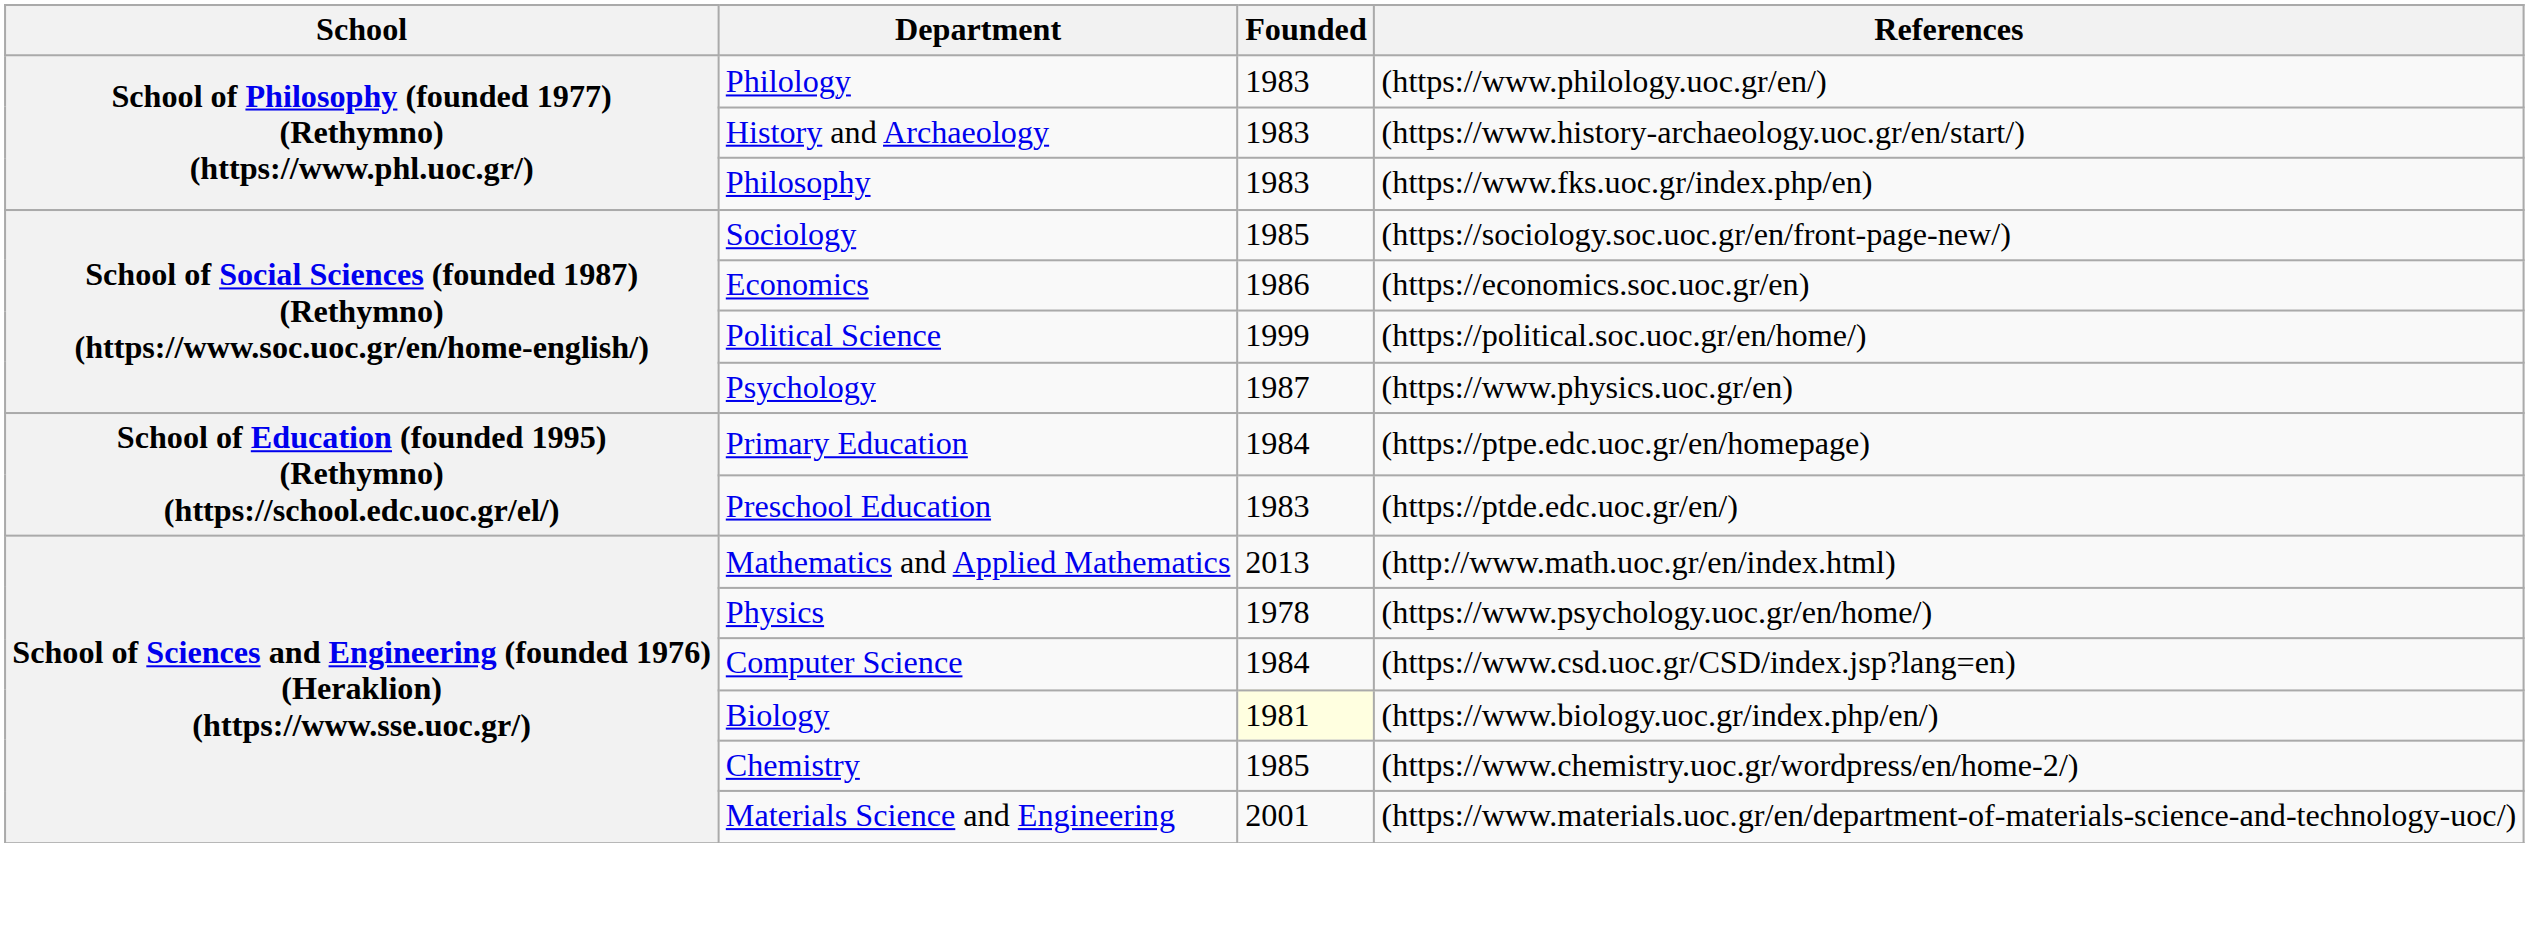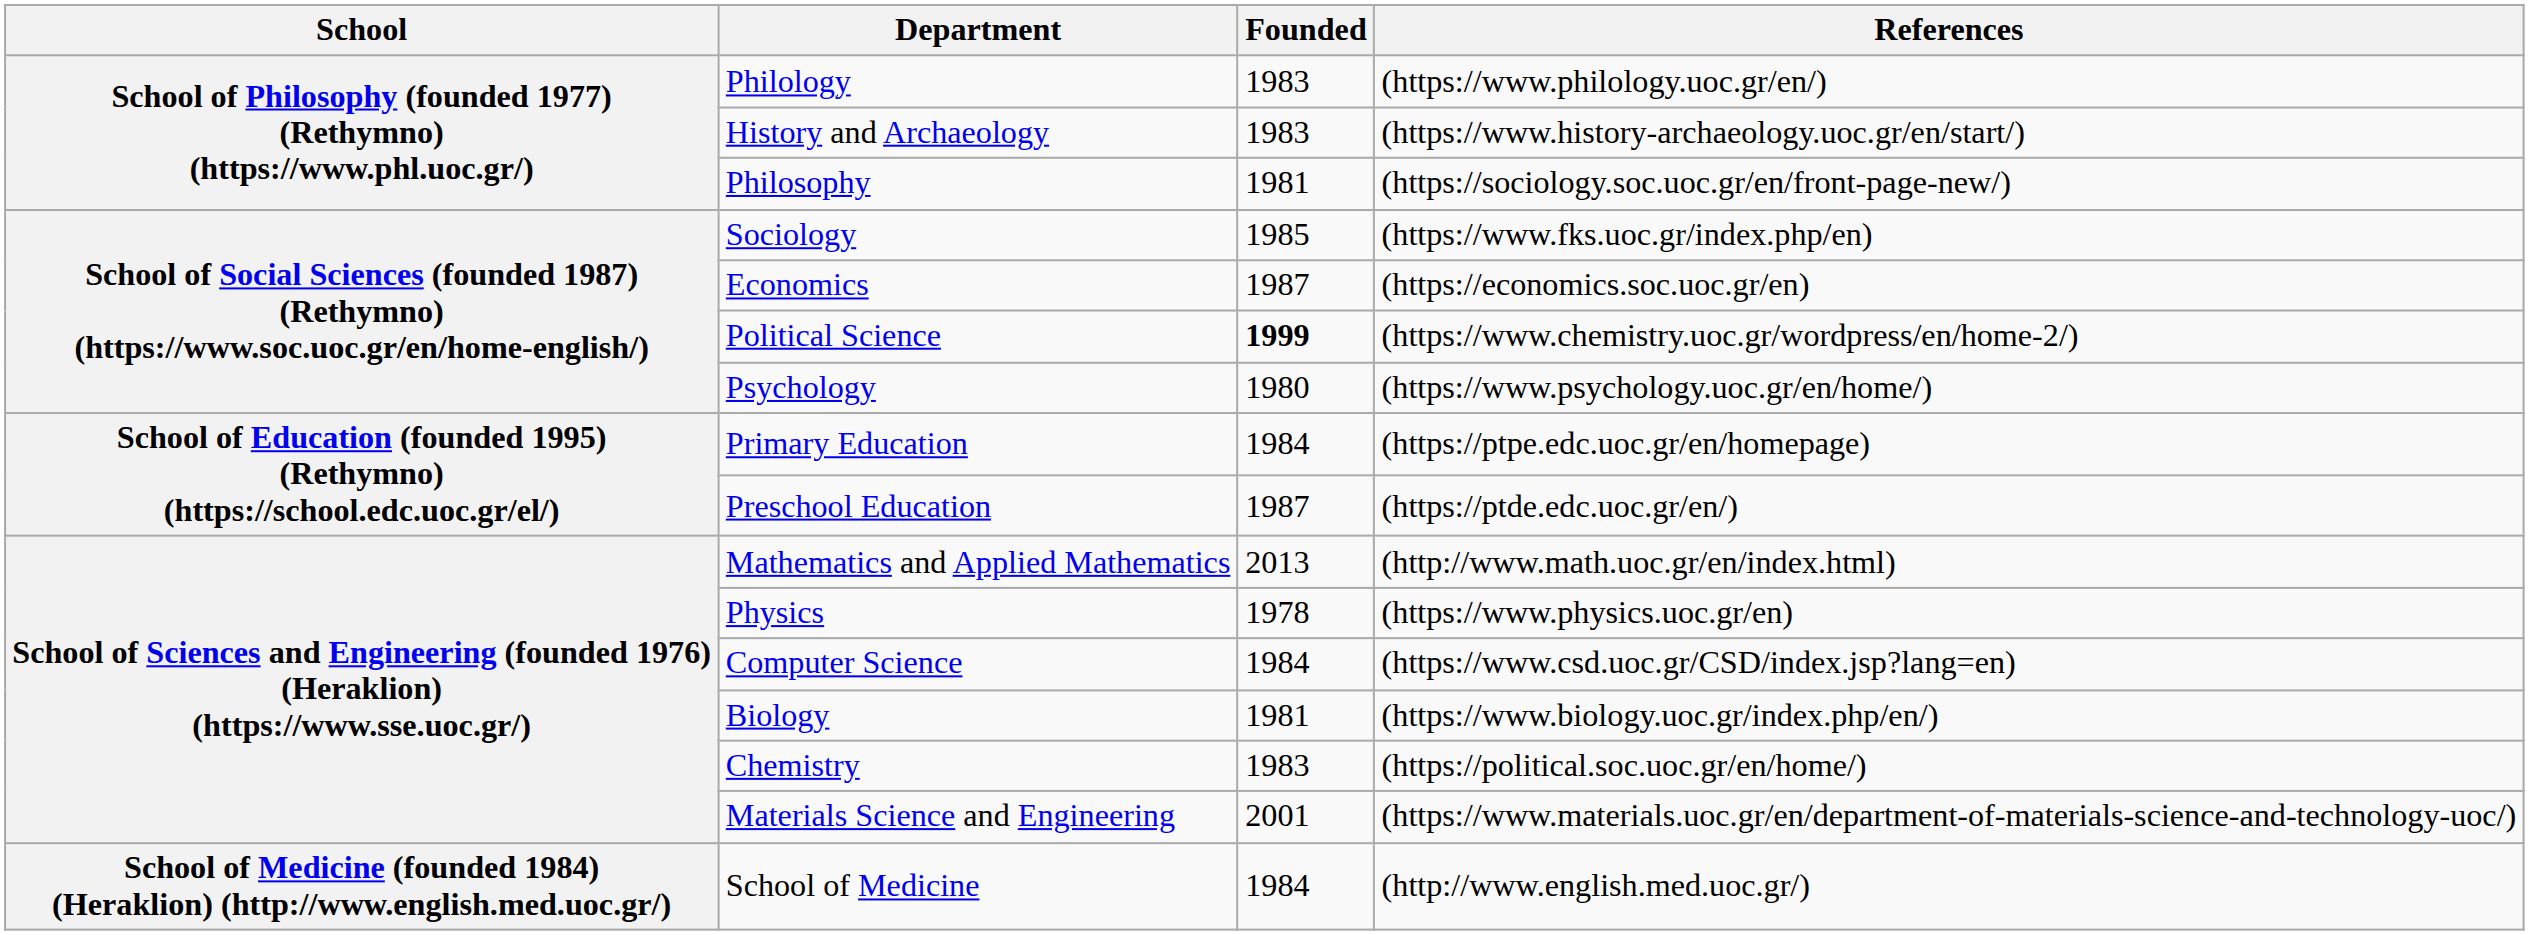(1277, 183) 1983 -> (1277, 183) 1981
(1627, 183) (https://www.fks.uoc.gr/index.php/en) -> (1696, 183) (https://sociology.soc.uoc.gr/en/front-page-new/)
(1696, 234) (https://sociology.soc.uoc.gr/en/front-page-new/) -> (1627, 234) (https://www.fks.uoc.gr/index.php/en)
(1277, 285) 1986 -> (1277, 285) 1987
(1277, 336) normal -> (1277, 336) bold
(1624, 336) (https://political.soc.uoc.gr/en/home/) -> (1730, 336) (https://www.chemistry.uoc.gr/wordpress/en/home-2/)
(1277, 387) 1987 -> (1277, 387) 1980
(1587, 387) (https://www.physics.uoc.gr/en) -> (1657, 387) (https://www.psychology.uoc.gr/en/home/)
(1277, 505) 1983 -> (1277, 505) 1987
(1657, 612) (https://www.psychology.uoc.gr/en/home/) -> (1587, 612) (https://www.physics.uoc.gr/en)
(1277, 714) lightyellow background -> (1277, 714) no background
(1277, 765) 1985 -> (1277, 765) 1983
(1730, 765) (https://www.chemistry.uoc.gr/wordpress/en/home-2/) -> (1624, 765) (https://political.soc.uoc.gr/en/home/)
+ row: (853, 885)
